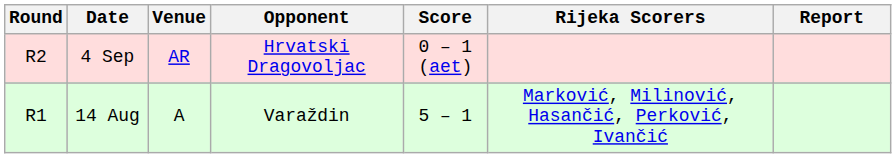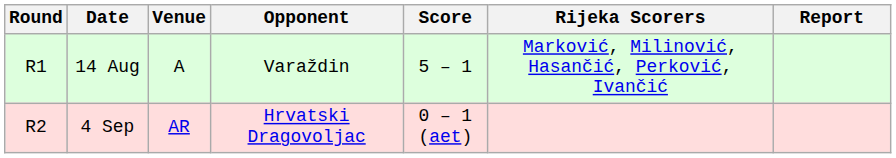rows swapped: (107, 118) <-> (107, 59)
